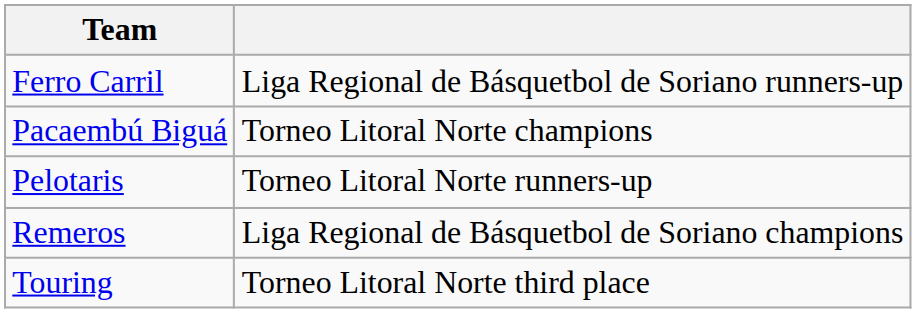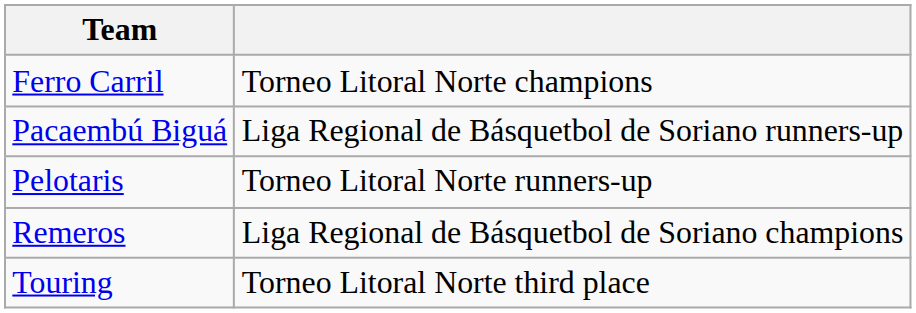(573, 80) Liga Regional de Básquetbol de Soriano runners-up -> (447, 80) Torneo Litoral Norte champions
(447, 130) Torneo Litoral Norte champions -> (573, 130) Liga Regional de Básquetbol de Soriano runners-up
